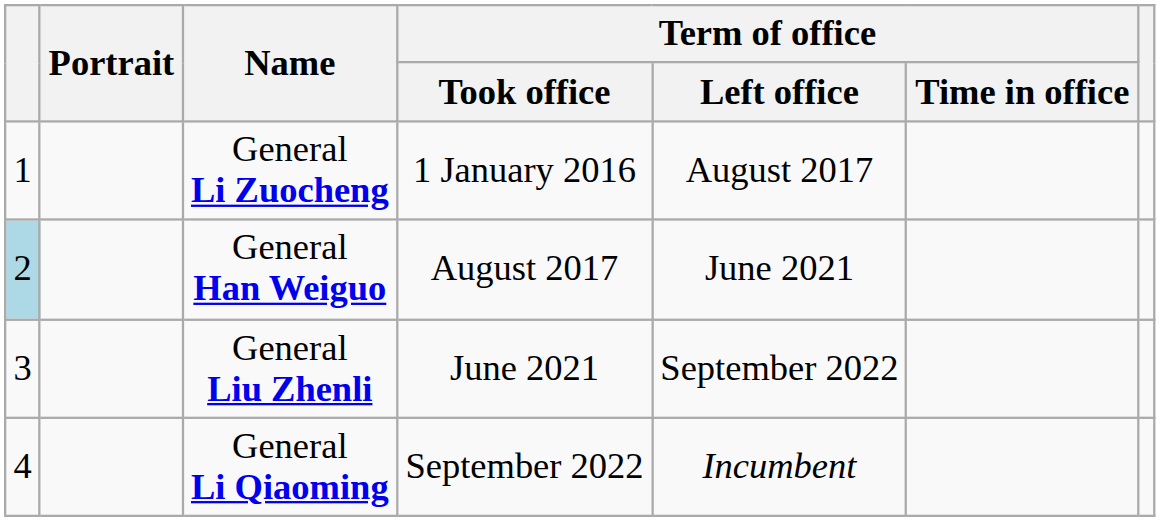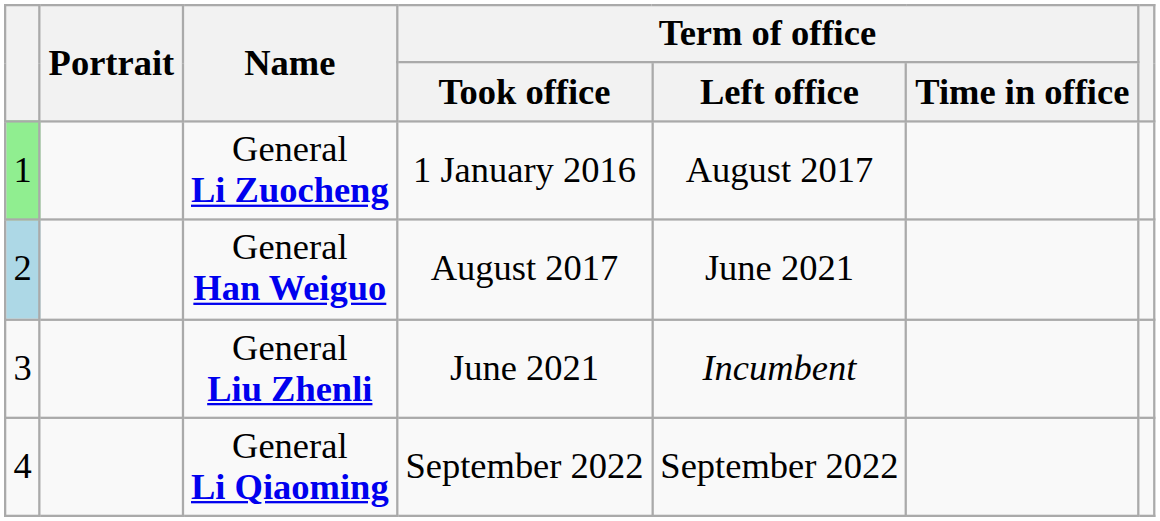(23, 169) no background -> (23, 169) lightgreen background
(779, 367) September 2022 -> (779, 367) Incumbent
(779, 466) Incumbent -> (779, 466) September 2022
